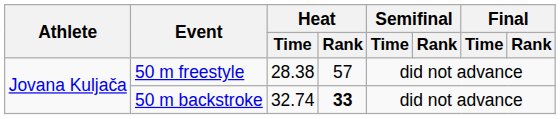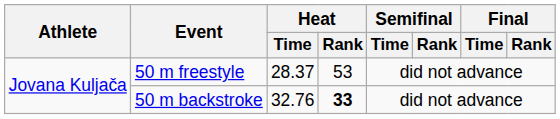(293, 72) 28.38 -> (293, 72) 28.37
(343, 72) 57 -> (343, 72) 53
(293, 100) 32.74 -> (293, 100) 32.76
